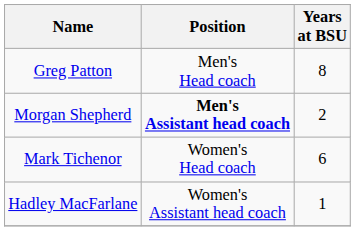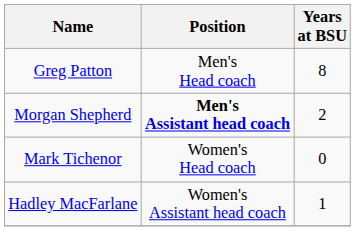(322, 159) 6 -> (322, 159) 0
